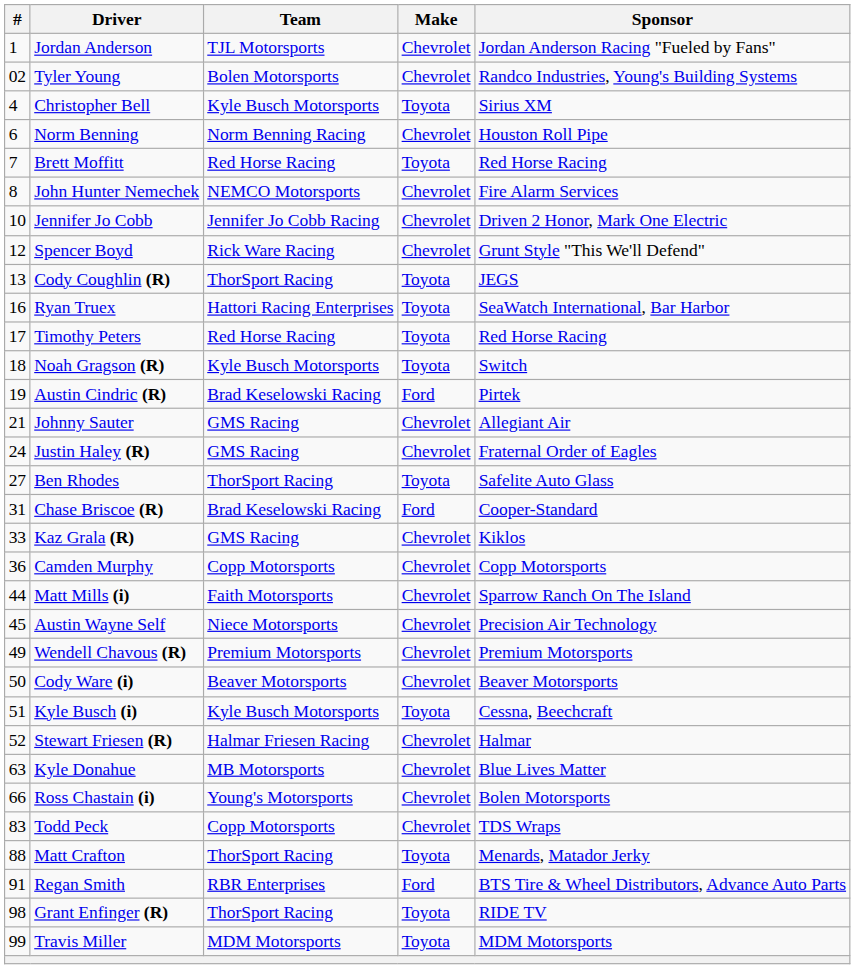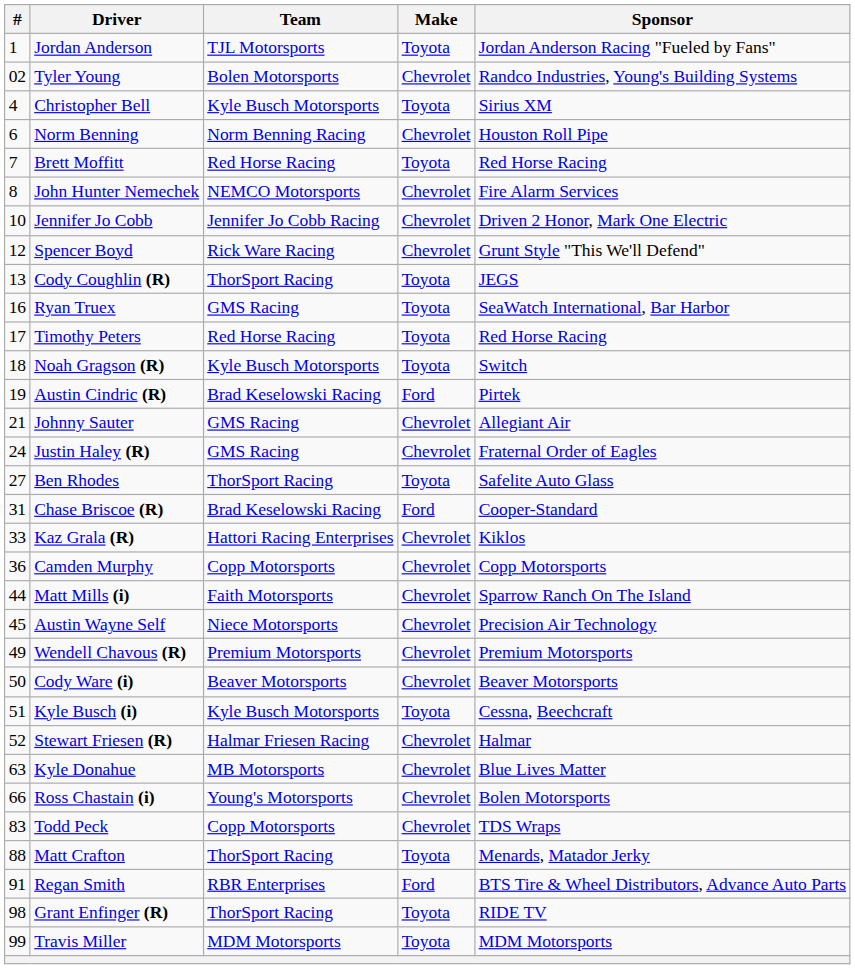(436, 47) Chevrolet -> (426, 47) Toyota
(300, 307) Hattori Racing Enterprises -> (253, 307) GMS Racing
(253, 537) GMS Racing -> (300, 537) Hattori Racing Enterprises
